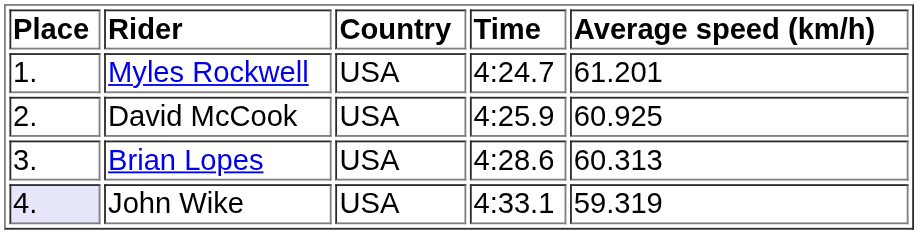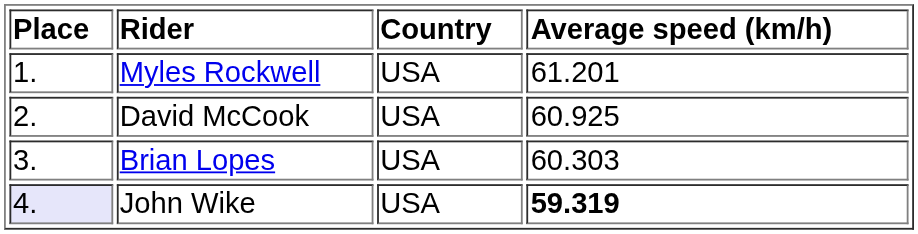- column: (507, 29)
(618, 160) 60.313 -> (575, 160) 60.303
(618, 203) normal -> (575, 203) bold
